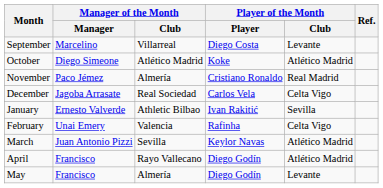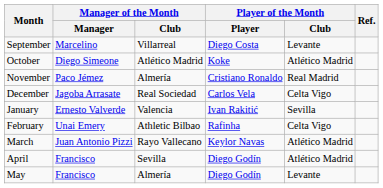(169, 110) Athletic Bilbao -> (155, 110) Valencia
(155, 126) Valencia -> (169, 126) Athletic Bilbao
(152, 142) Sevilla -> (169, 142) Rayo Vallecano
(169, 158) Rayo Vallecano -> (152, 158) Sevilla
